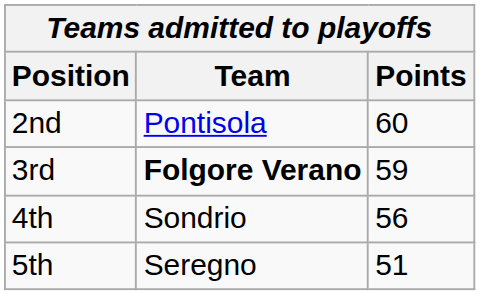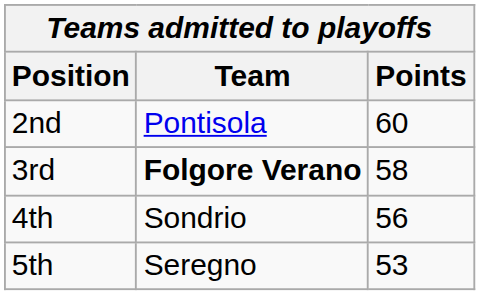(392, 170) 59 -> (392, 170) 58
(392, 265) 51 -> (392, 265) 53
